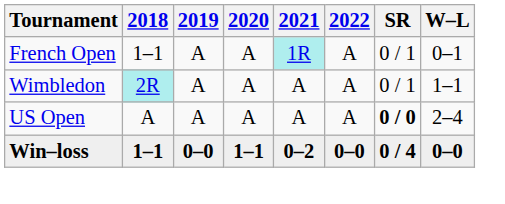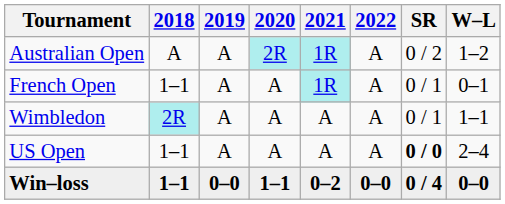+ row: (77, 53)
(148, 118) A -> (174, 150) 1–1
